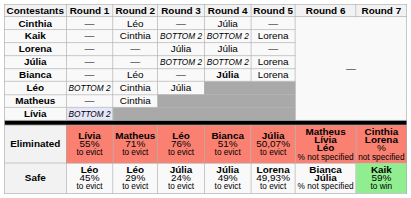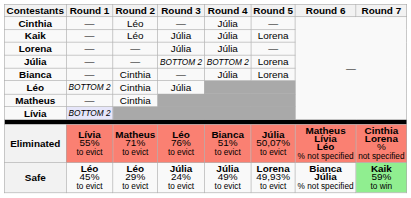(135, 36) Cinthia -> (135, 36) Léo
(181, 37) BOTTOM 2 -> (181, 36) Júlia
(228, 37) BOTTOM 2 -> (228, 36) Júlia
(135, 75) Léo -> (135, 74) Cinthia
(228, 75) bold -> (228, 74) normal
